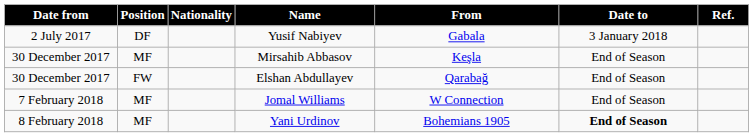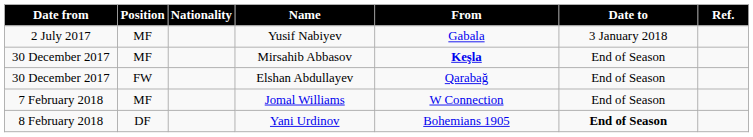(143, 36) DF -> (143, 36) MF
(466, 57) normal -> (466, 57) bold
(143, 121) MF -> (143, 121) DF
